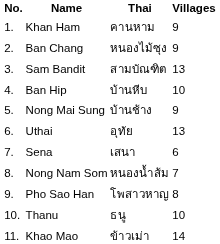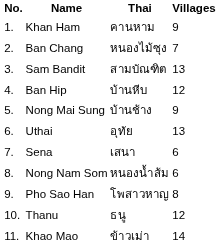(176, 48) 9 -> (176, 48) 7
(179, 89) 10 -> (179, 89) 12
(176, 173) 7 -> (176, 173) 6
(179, 215) 10 -> (179, 215) 12
